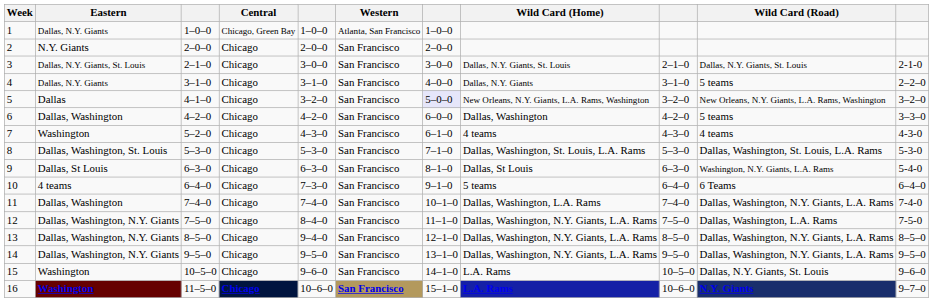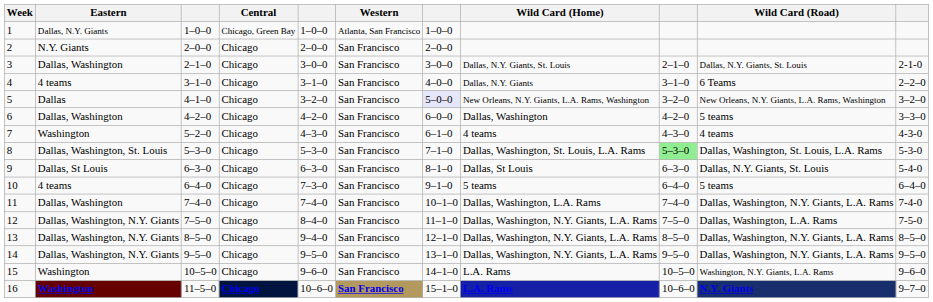(92, 65) Dallas, N.Y. Giants, St. Louis -> (80, 64) Dallas, Washington
(73, 82) Dallas, N.Y. Giants -> (55, 82) 4 teams
(716, 82) 5 teams -> (718, 82) 6 Teams
(676, 151) no background -> (676, 151) lightgreen background
(767, 169) Washington, N.Y. Giants, L.A. Rams -> (764, 168) Dallas, N.Y. Giants, St. Louis
(718, 185) 6 Teams -> (716, 185) 5 teams
(764, 271) Dallas, N.Y. Giants, St. Louis -> (767, 272) Washington, N.Y. Giants, L.A. Rams
